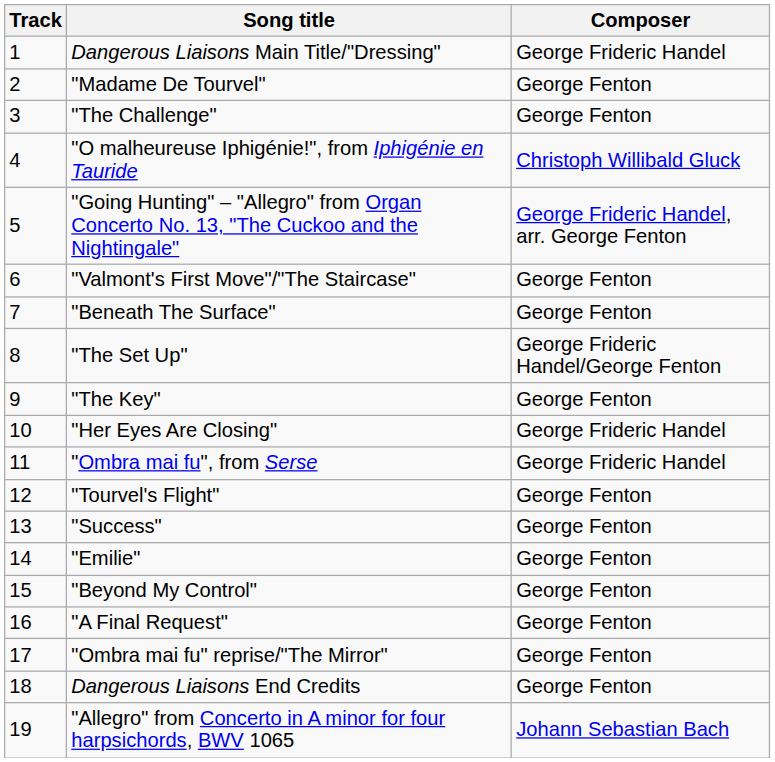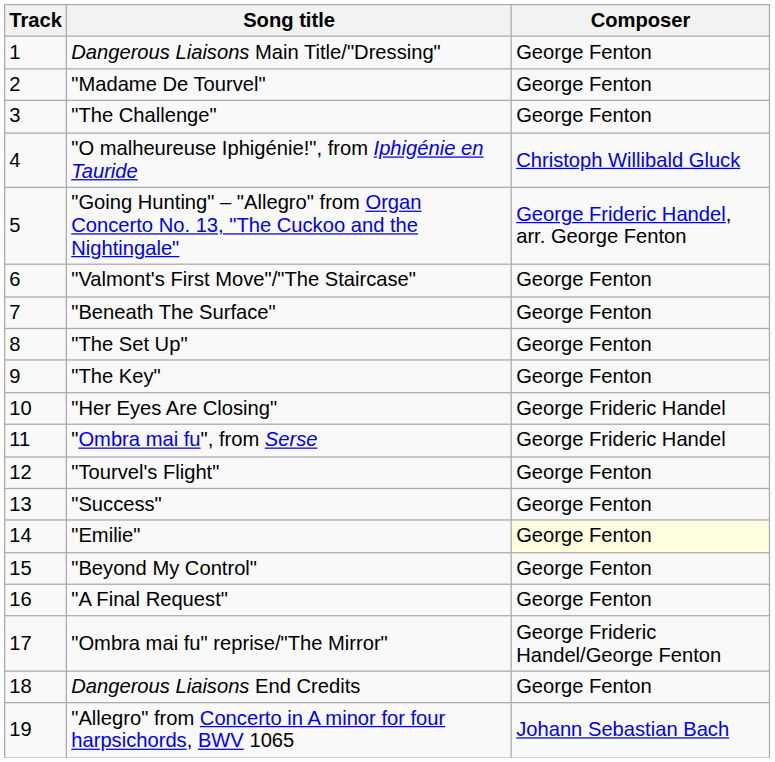(621, 52) George Frideric Handel -> (584, 52) George Fenton
(619, 355) George Frideric Handel/George Fenton -> (584, 344) George Fenton
(584, 558) no background -> (584, 536) lightyellow background
(584, 654) George Fenton -> (619, 643) George Frideric Handel/George Fenton
